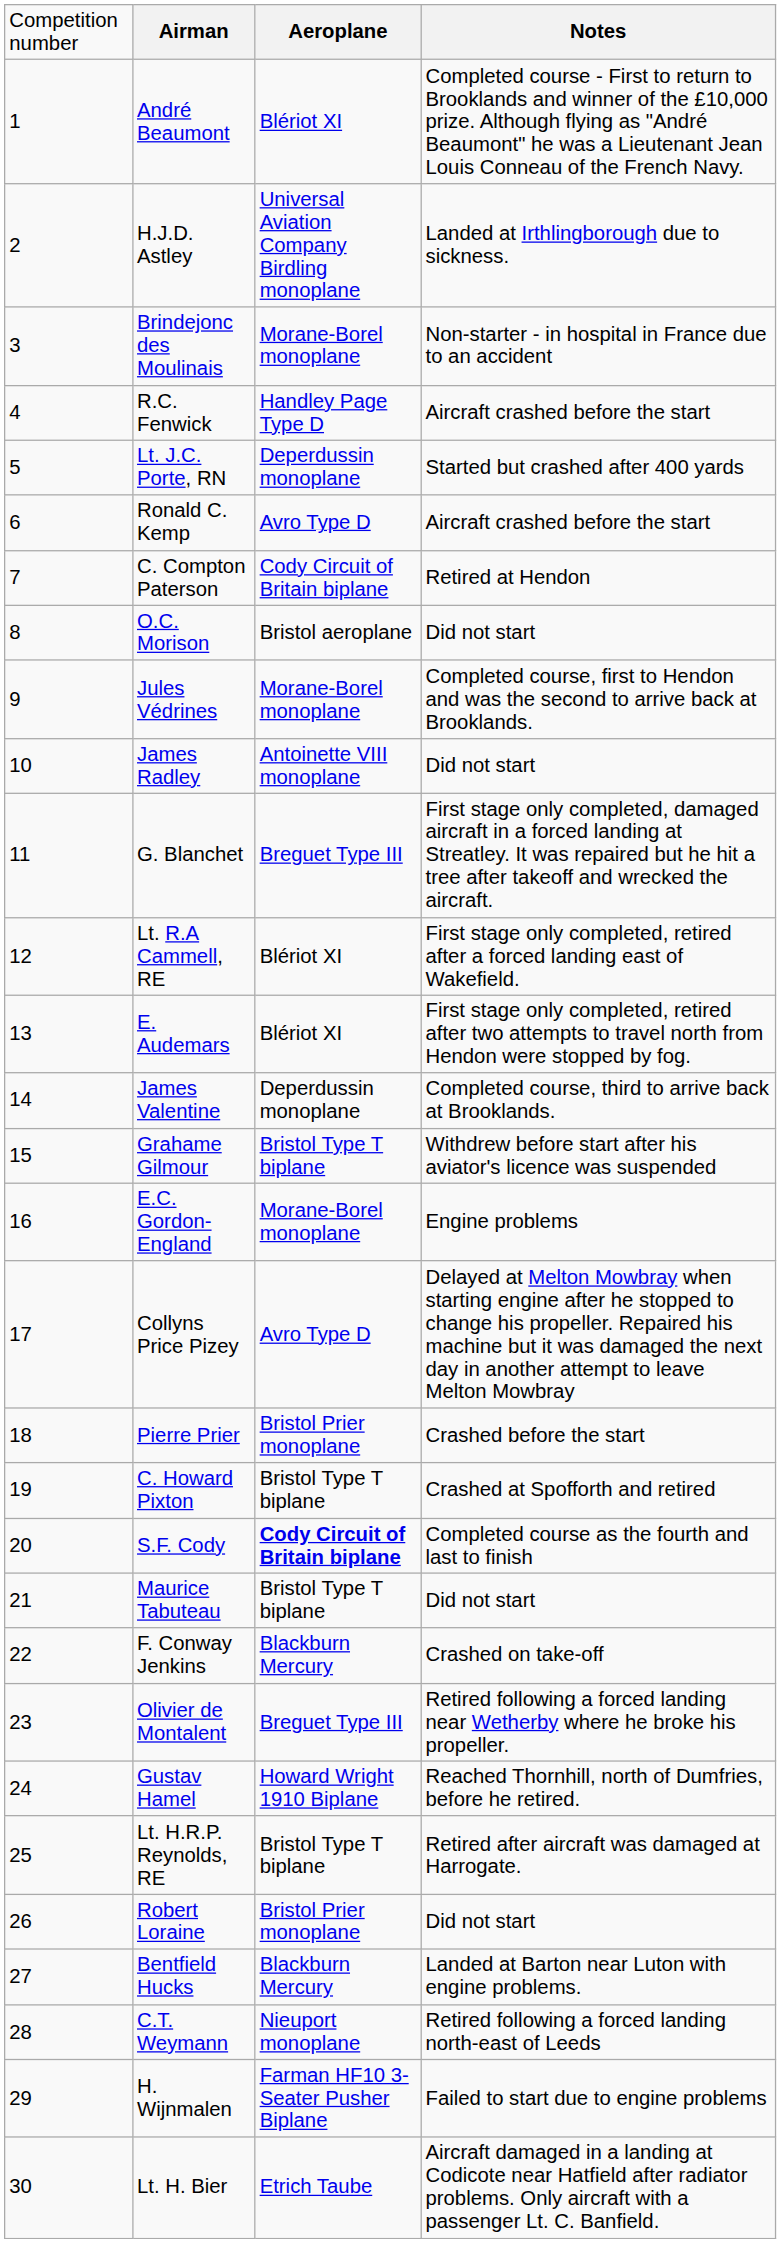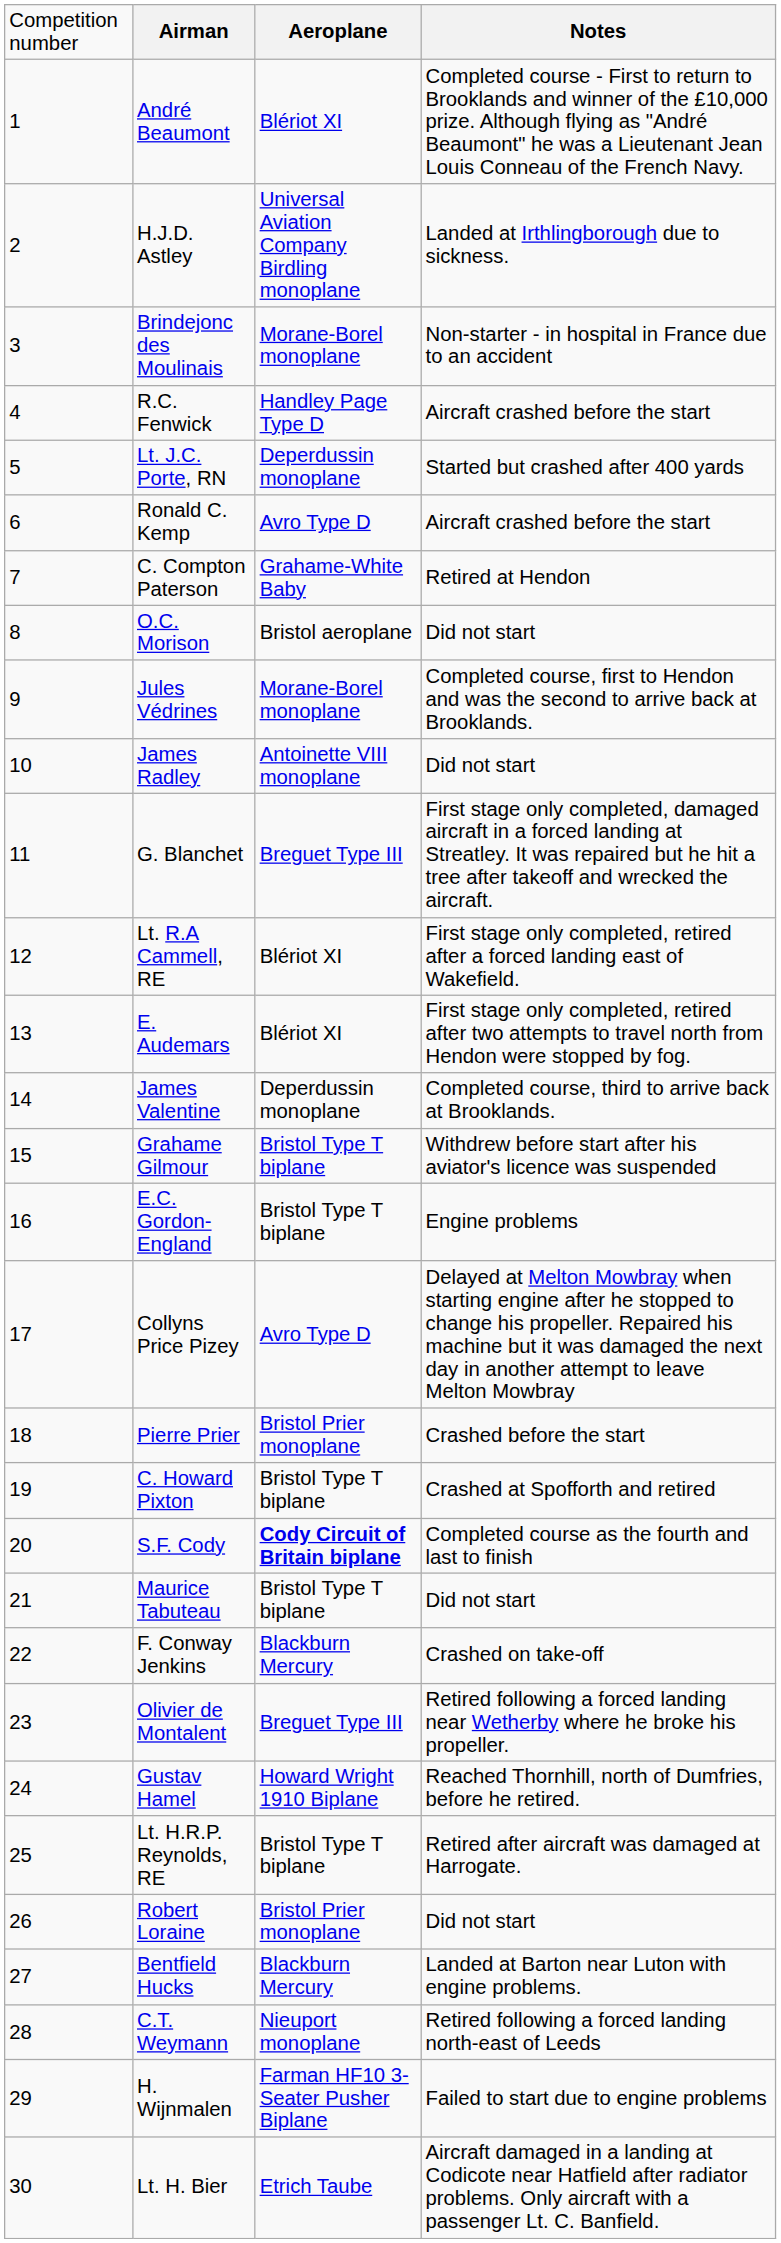(326, 577) Cody Circuit of Britain biplane -> (331, 577) Grahame-White Baby
(321, 1222) Morane-Borel monoplane -> (321, 1222) Bristol Type T biplane
